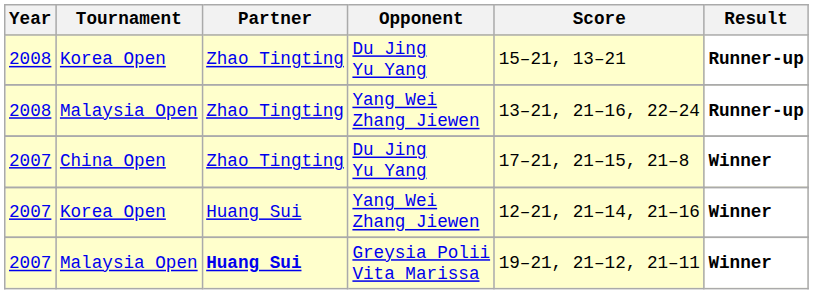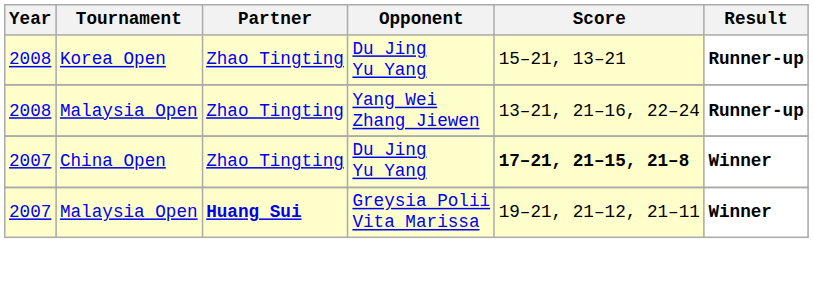(594, 161) normal -> (594, 161) bold
- row: (113, 212)
